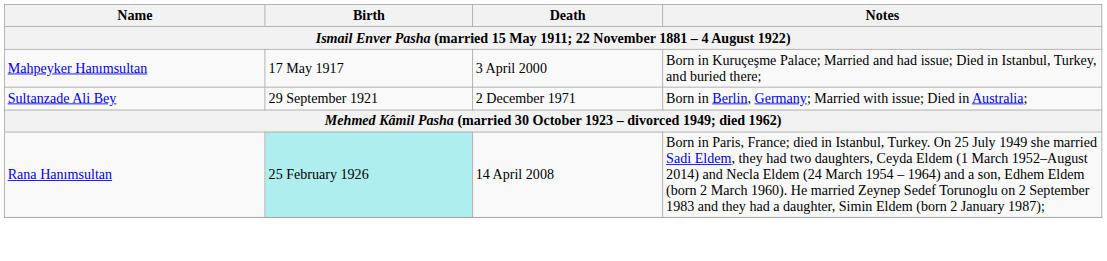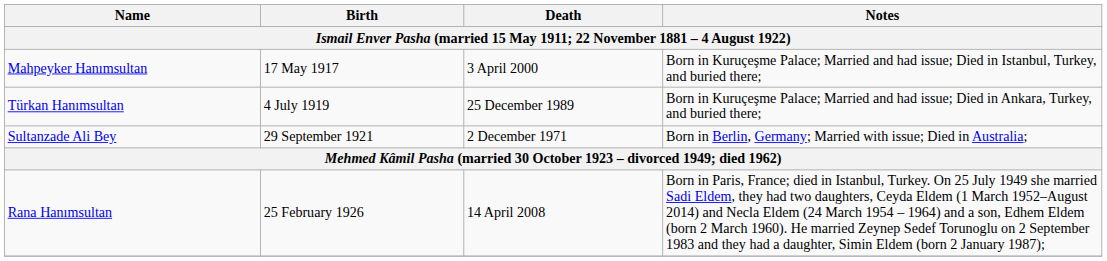+ row: (66, 106)
(319, 174) paleturquoise background -> (314, 213) no background
